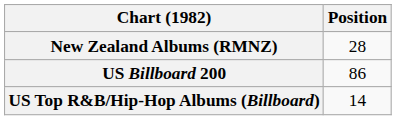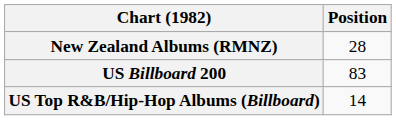(357, 73) 86 -> (357, 73) 83
